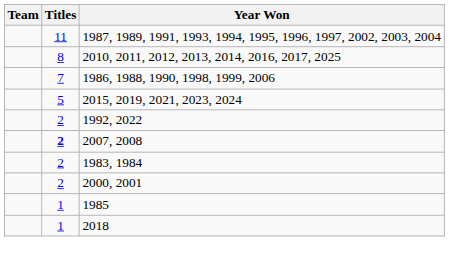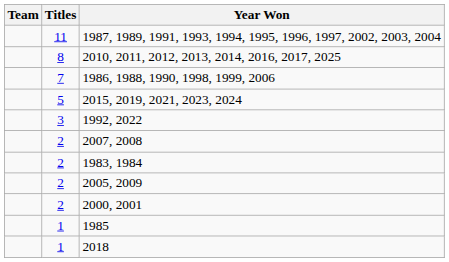(61, 120) 2 -> (61, 120) 3
(61, 141) bold -> (61, 141) normal
+ row: (112, 183)
